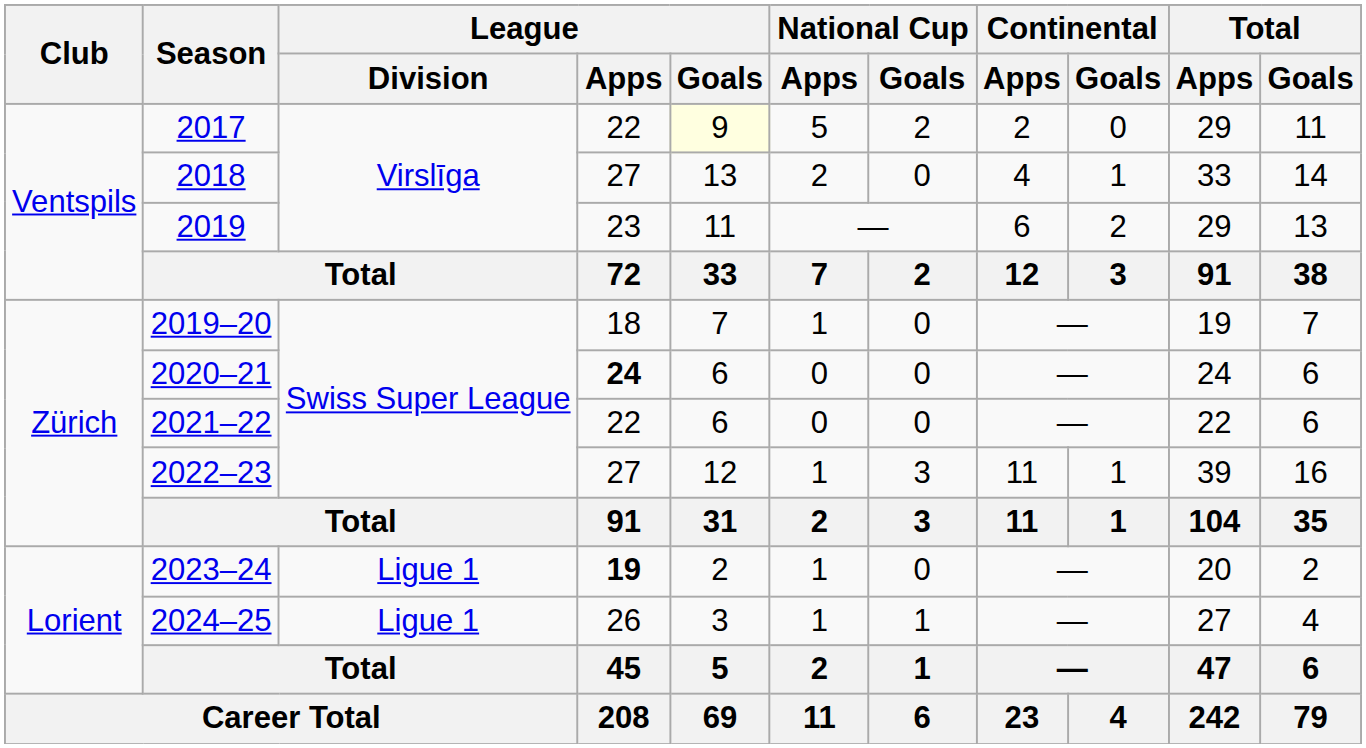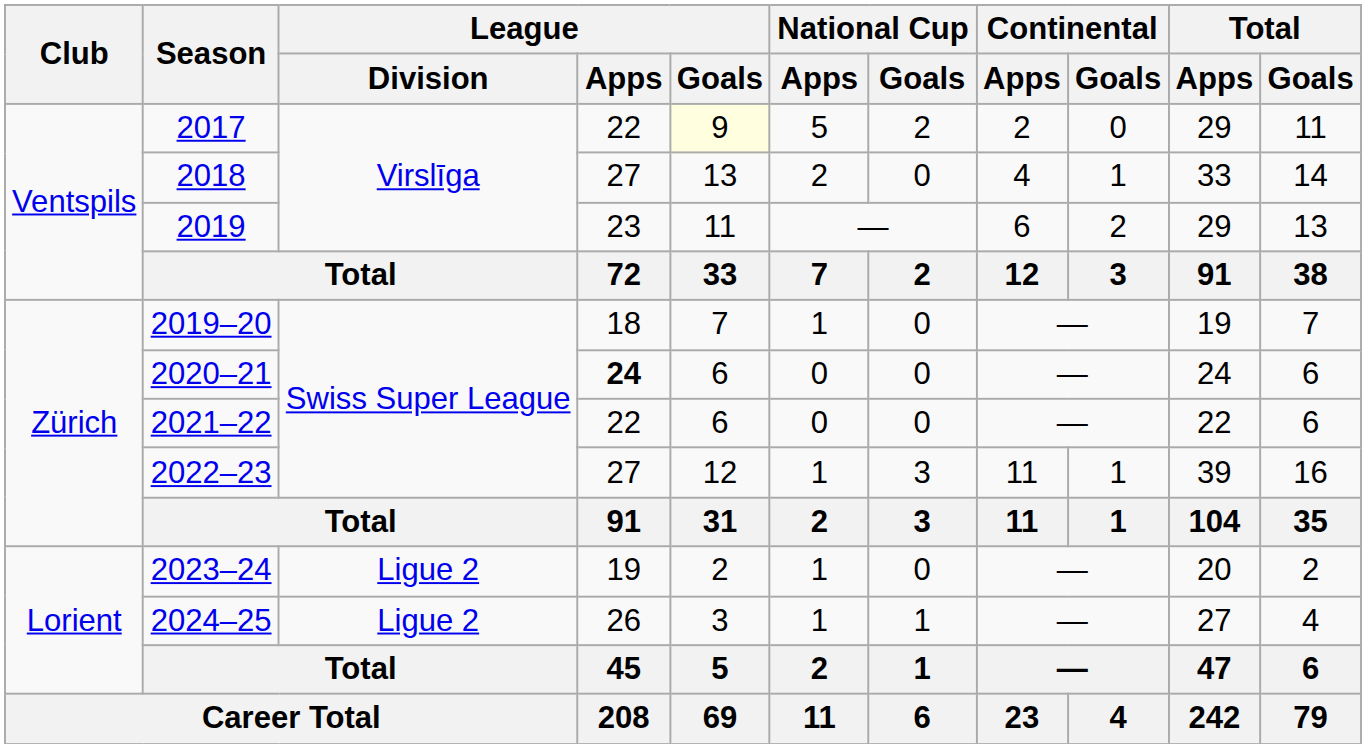(428, 570) Ligue 1 -> (428, 570) Ligue 2
(624, 570) bold -> (624, 570) normal
(428, 619) Ligue 1 -> (428, 619) Ligue 2
